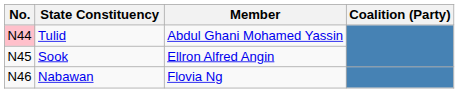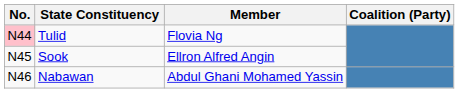(255, 35) Abdul Ghani Mohamed Yassin -> (195, 35) Flovia Ng
(195, 77) Flovia Ng -> (255, 77) Abdul Ghani Mohamed Yassin
